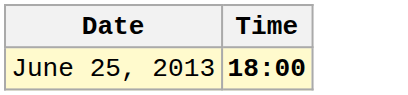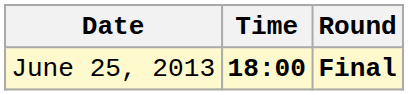+ column: (358, 26)
